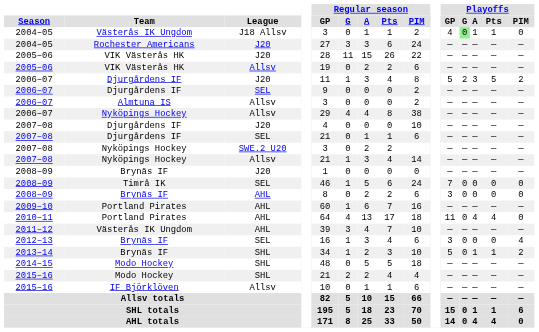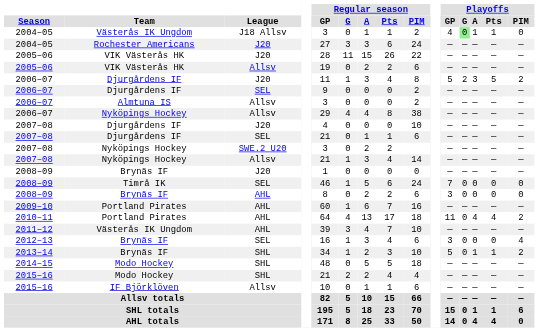(521, 218) 0 -> (521, 218) 2
